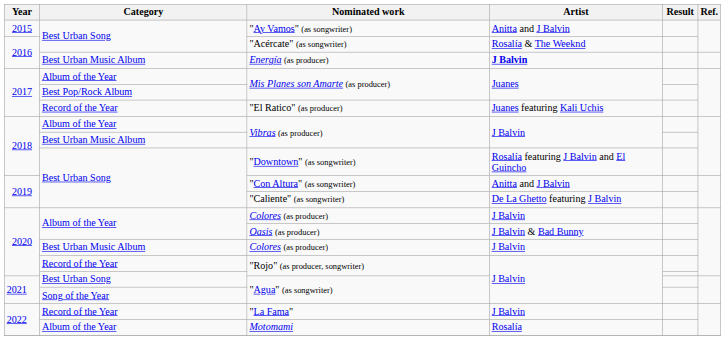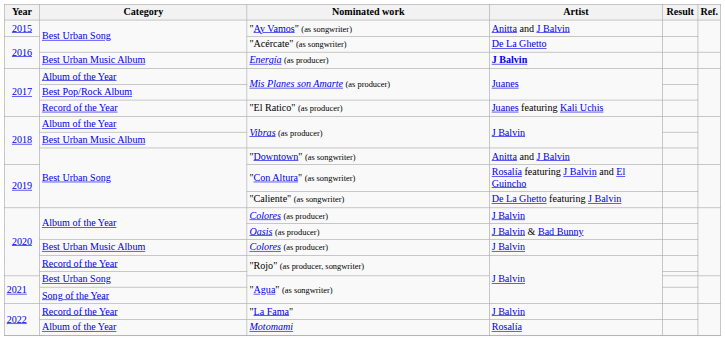(539, 44) Rosalía & The Weeknd -> (519, 44) De La Ghetto
(558, 162) Rosalía featuring J Balvin and El Guincho -> (531, 156) Anitta and J Balvin
(531, 183) Anitta and J Balvin -> (558, 178) Rosalía featuring J Balvin and El Guincho
